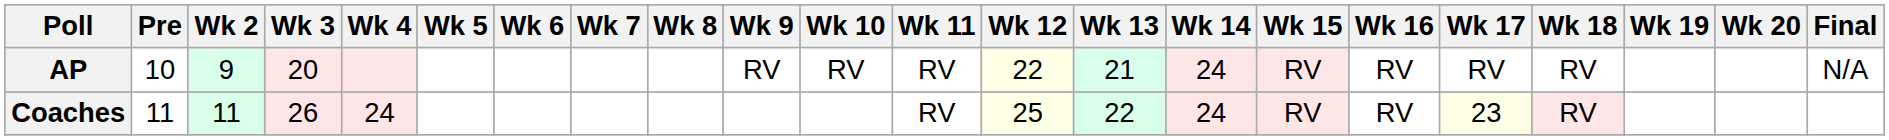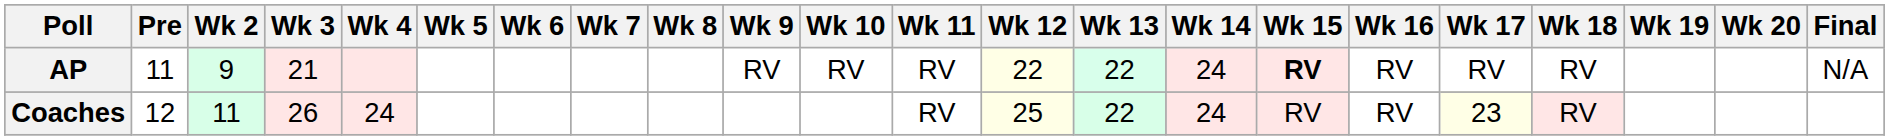(160, 69) 10 -> (160, 69) 11
(303, 69) 20 -> (303, 69) 21
(1119, 69) 21 -> (1119, 69) 22
(1303, 69) normal -> (1303, 69) bold
(160, 112) 11 -> (160, 112) 12
